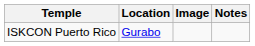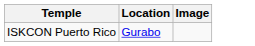- column: (231, 13)
